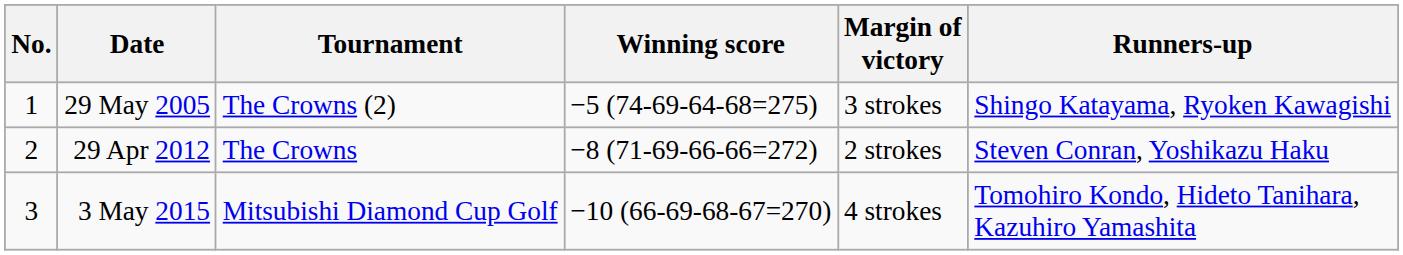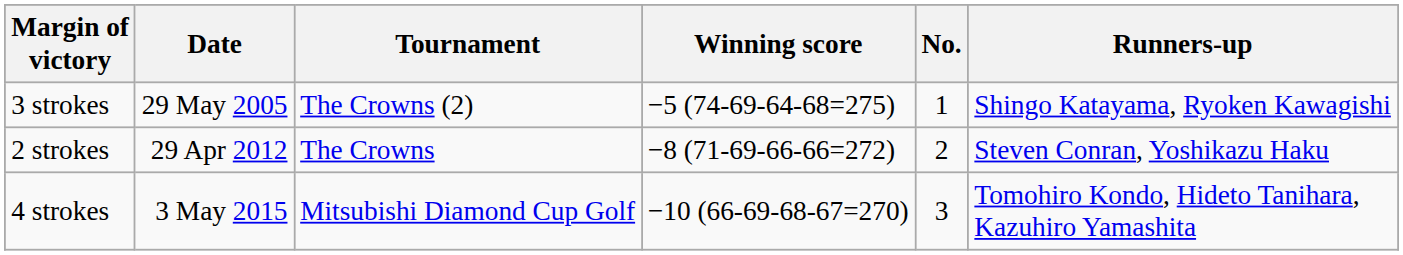columns swapped: (31, 43) <-> (903, 43)
